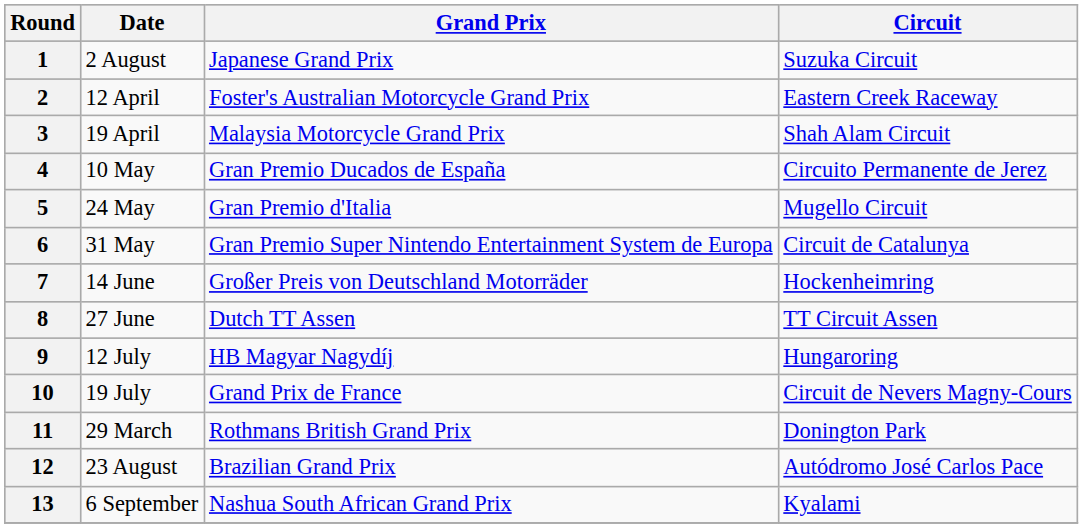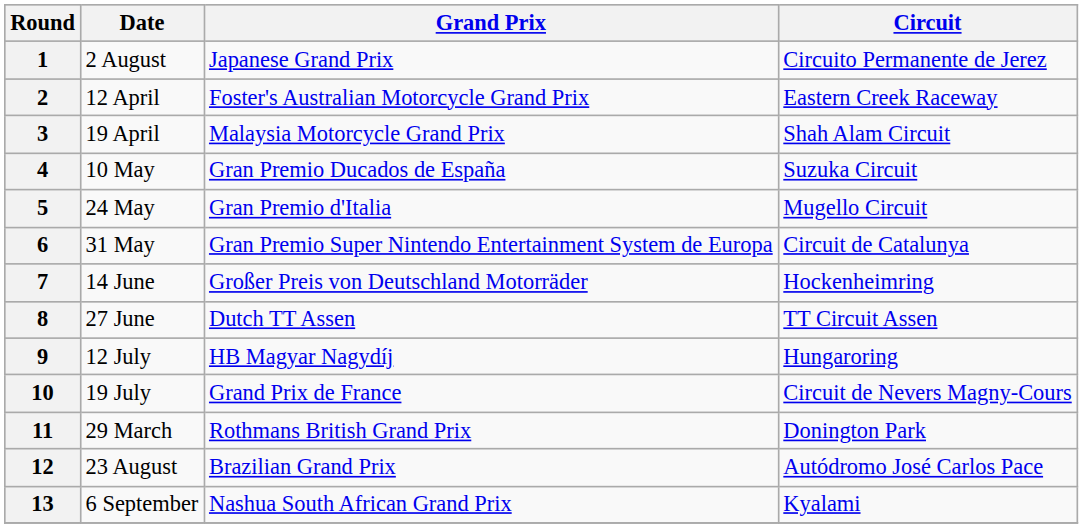(850, 59) Suzuka Circuit -> (915, 59) Circuito Permanente de Jerez
(915, 170) Circuito Permanente de Jerez -> (850, 170) Suzuka Circuit
